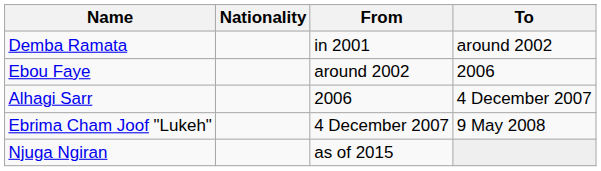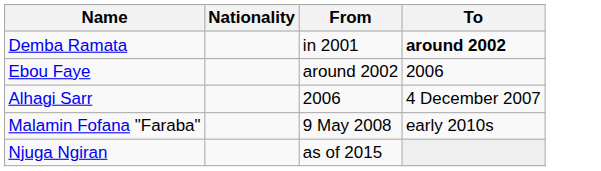(504, 44) normal -> (456, 44) bold
- row: (110, 125)
+ row: (104, 125)
